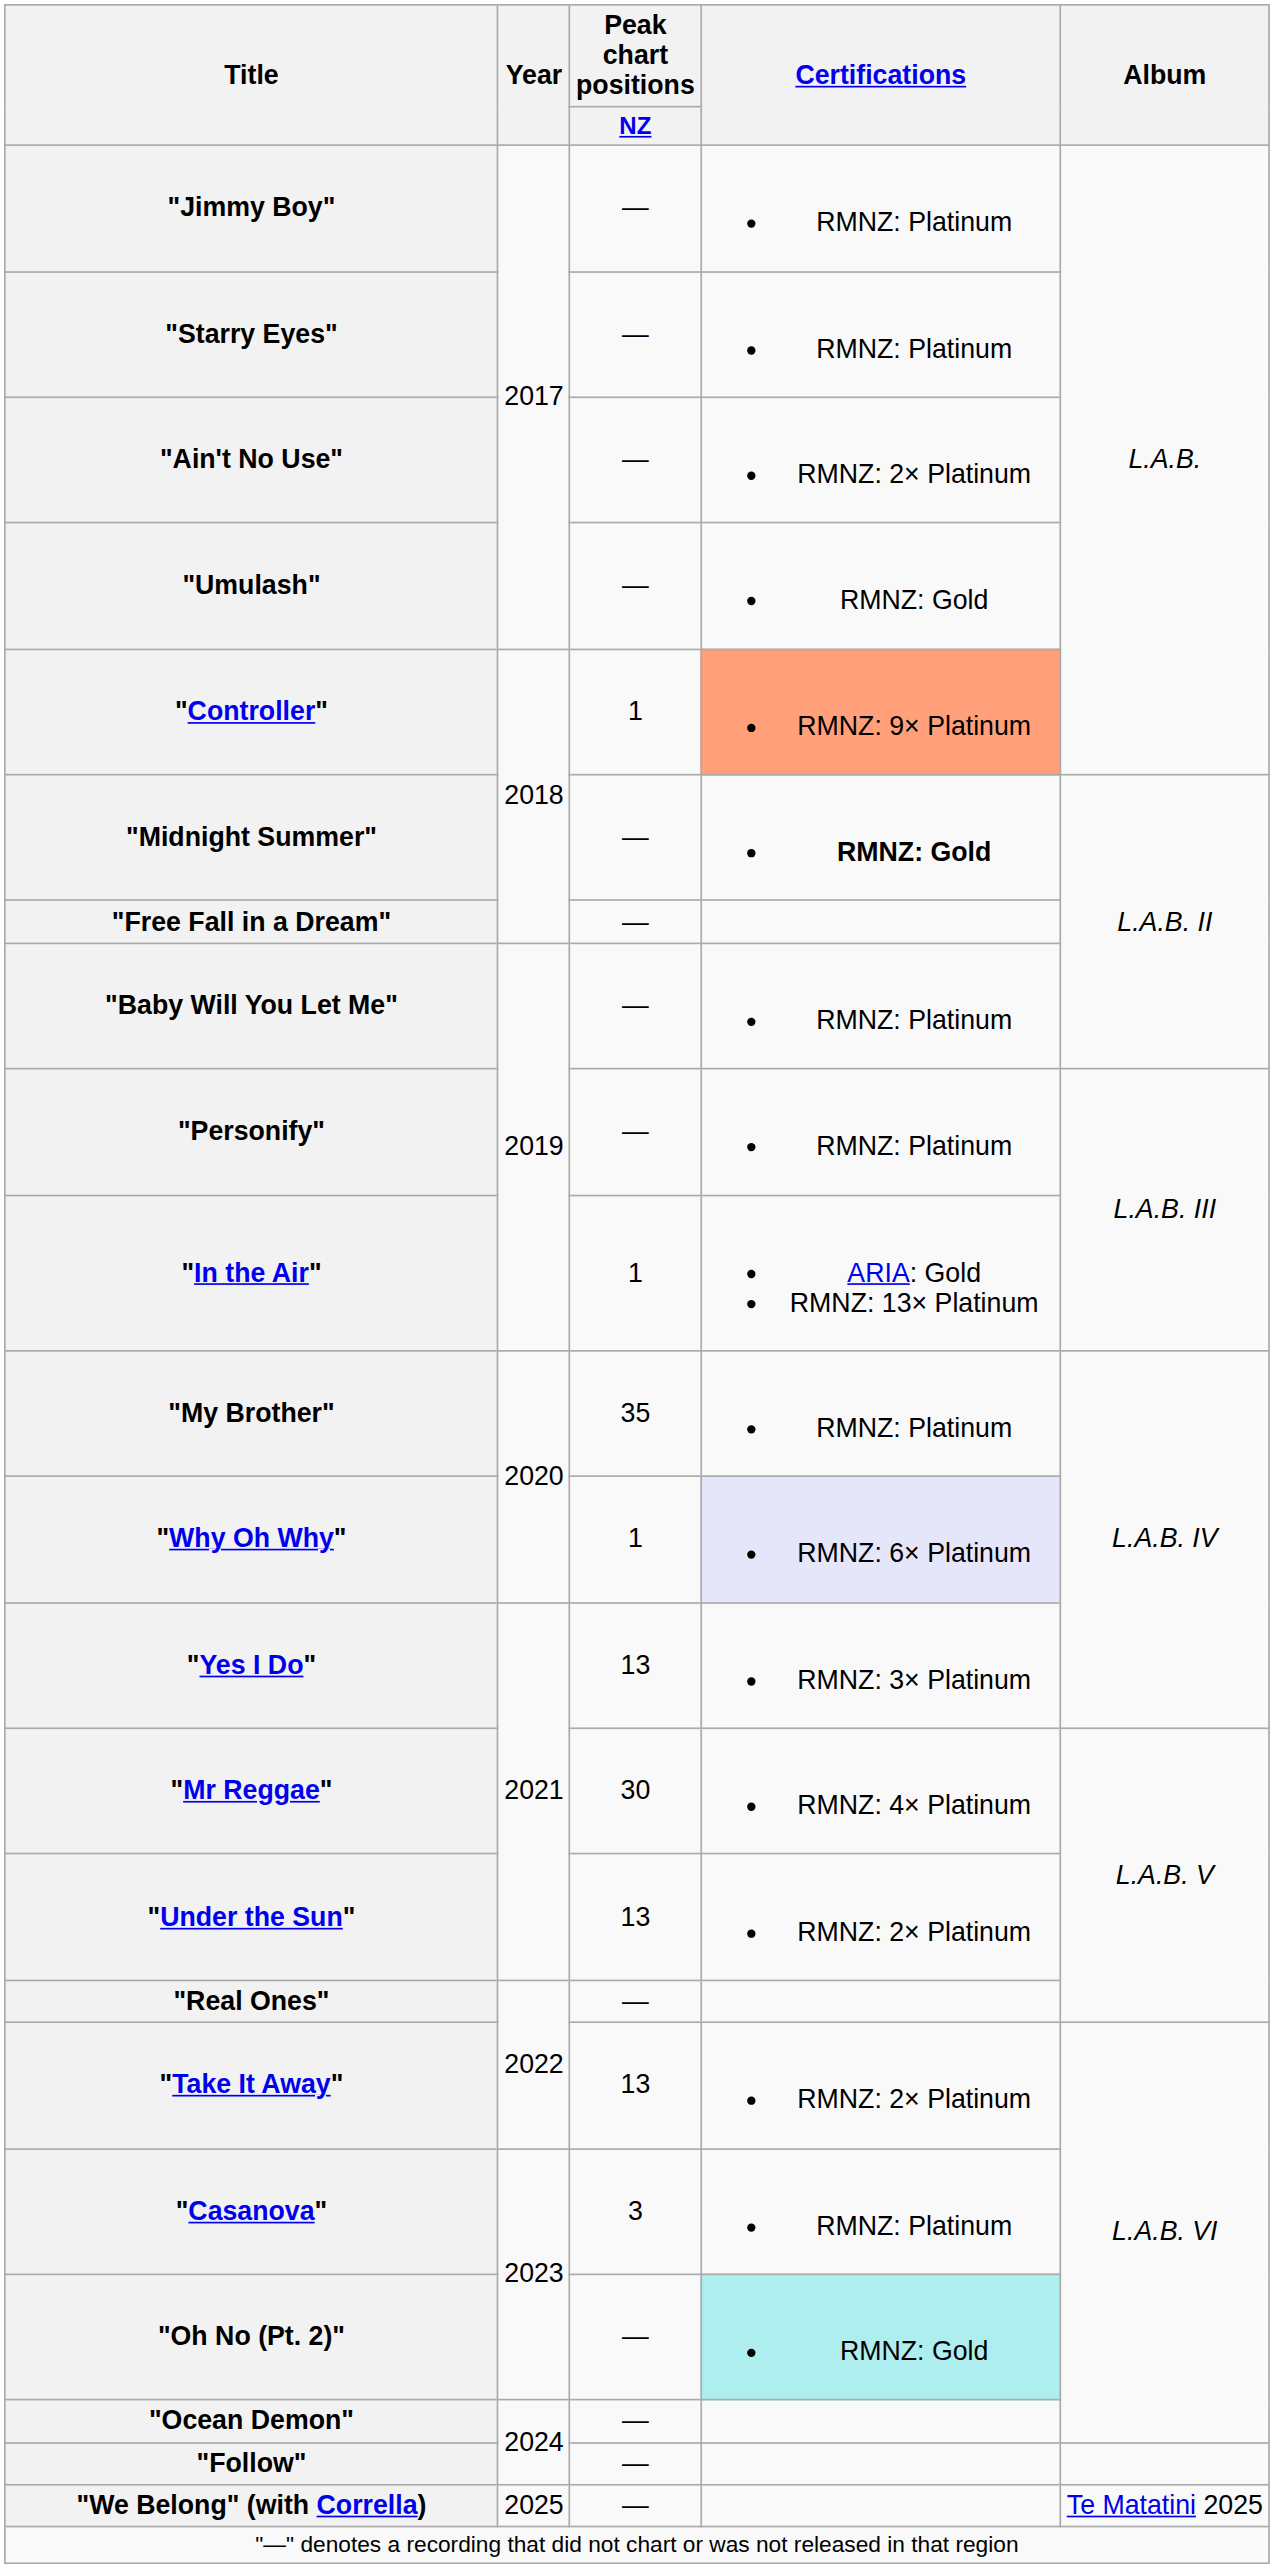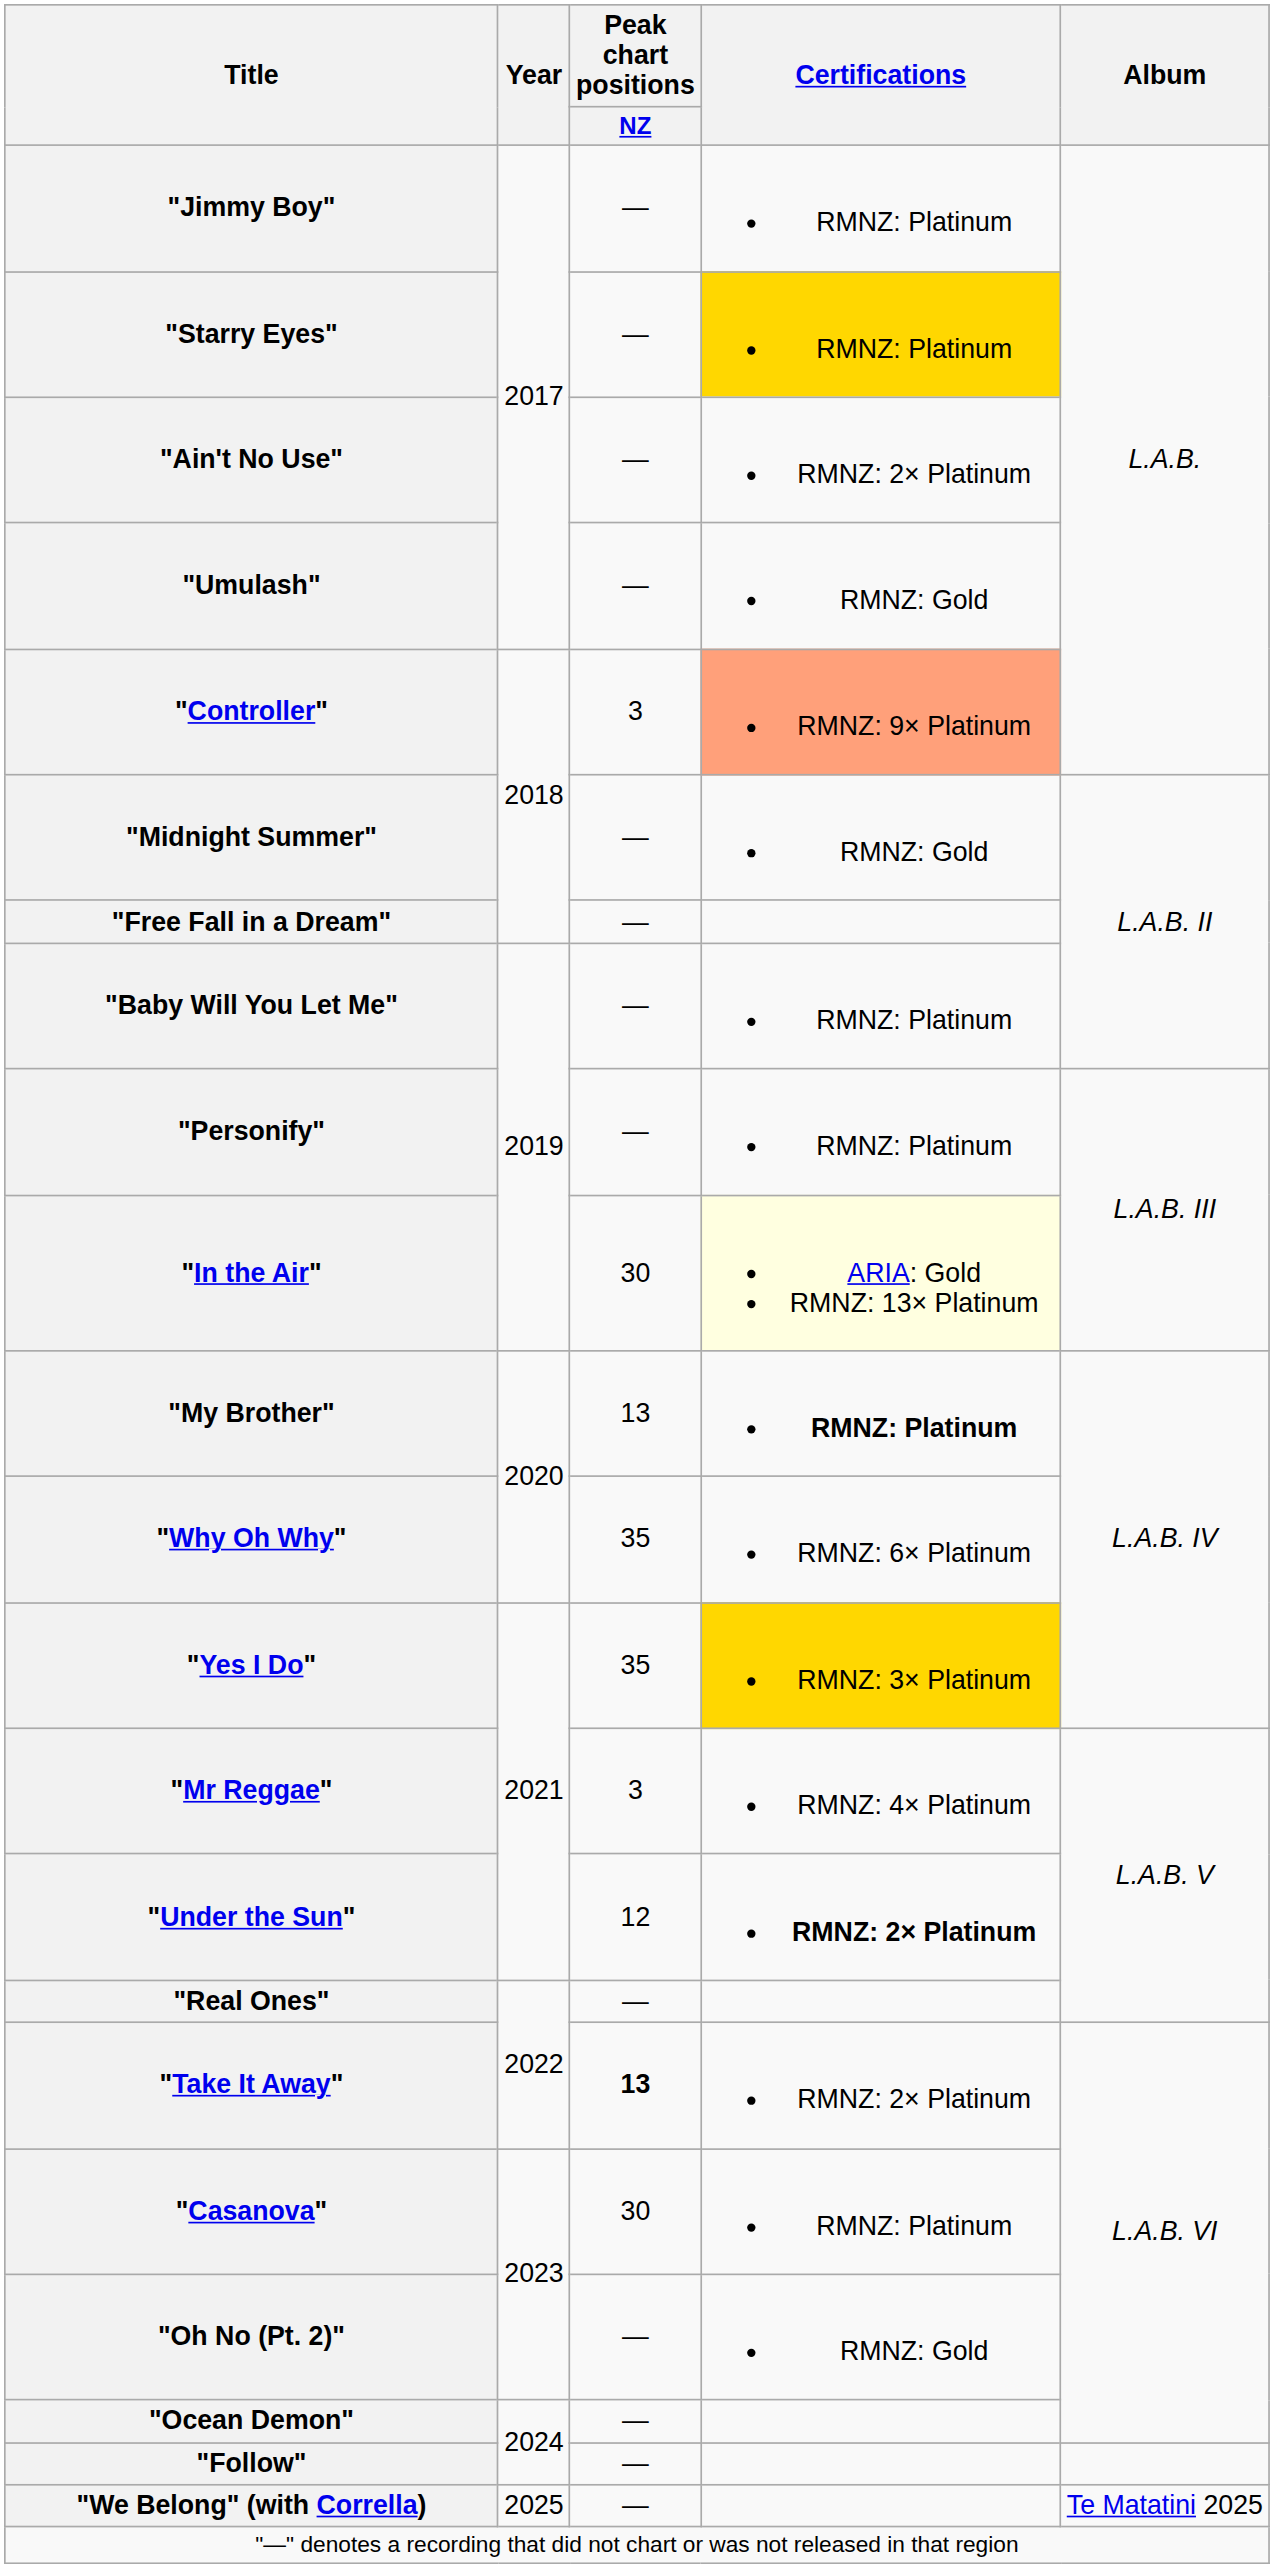(881, 349) no background -> (881, 349) gold background
(635, 711) 1 -> (635, 711) 3
(881, 853) bold -> (881, 853) normal
(635, 1272) 1 -> (635, 1272) 30
(881, 1288) no background -> (881, 1288) lightyellow background
(635, 1413) 35 -> (635, 1413) 13
(881, 1429) normal -> (881, 1429) bold
(635, 1539) 1 -> (635, 1539) 35
(881, 1554) lavender background -> (881, 1554) no background
(635, 1665) 13 -> (635, 1665) 35
(881, 1680) no background -> (881, 1680) gold background
(635, 1790) 30 -> (635, 1790) 3
(635, 1916) 13 -> (635, 1916) 12
(881, 1932) normal -> (881, 1932) bold
(635, 2085) normal -> (635, 2085) bold
(635, 2210) 3 -> (635, 2210) 30
(881, 2352) paleturquoise background -> (881, 2352) no background
